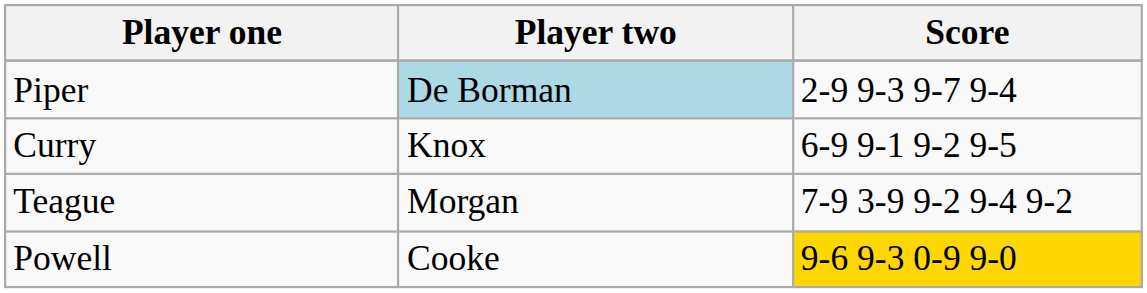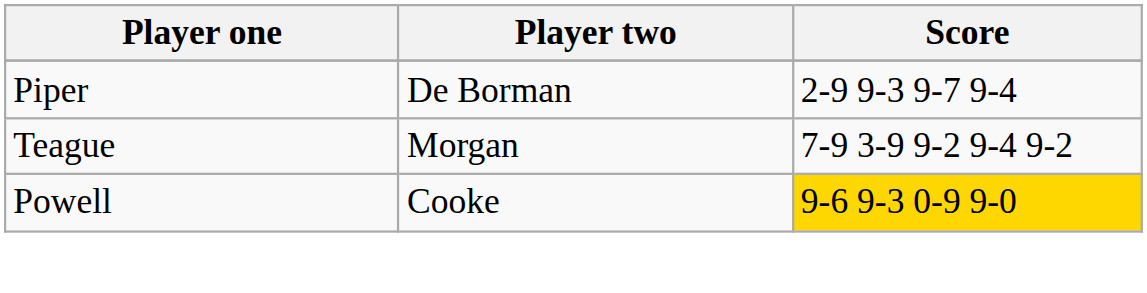(489, 88) lightblue background -> (489, 88) no background
- row: (55, 145)
